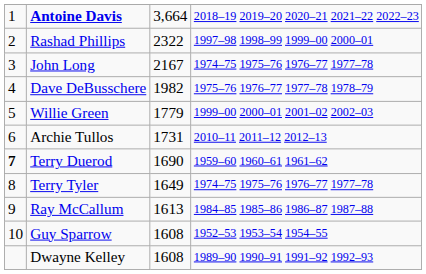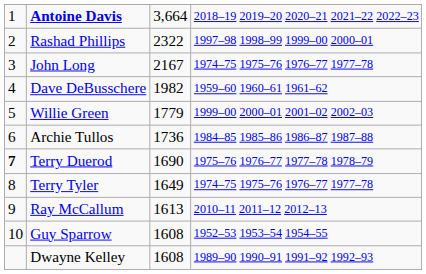(284, 88) 1975–76 1976–77 1977–78 1978–79 -> (261, 88) 1959–60 1960–61 1961–62
(168, 137) 1731 -> (168, 137) 1736
(260, 137) 2010–11 2011–12 2012–13 -> (284, 137) 1984–85 1985–86 1986–87 1987–88
(261, 161) 1959–60 1960–61 1961–62 -> (284, 161) 1975–76 1976–77 1977–78 1978–79
(284, 209) 1984–85 1985–86 1986–87 1987–88 -> (260, 209) 2010–11 2011–12 2012–13
